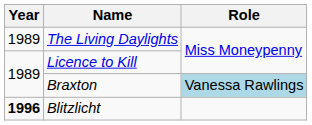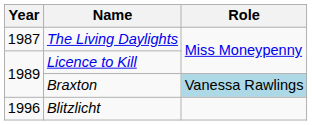(24, 39) 1989 -> (24, 39) 1987
(24, 108) bold -> (24, 108) normal
